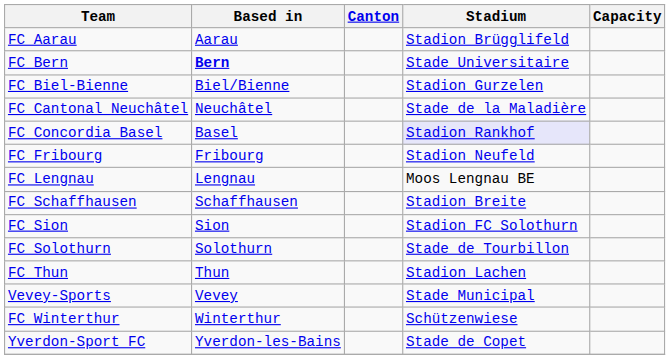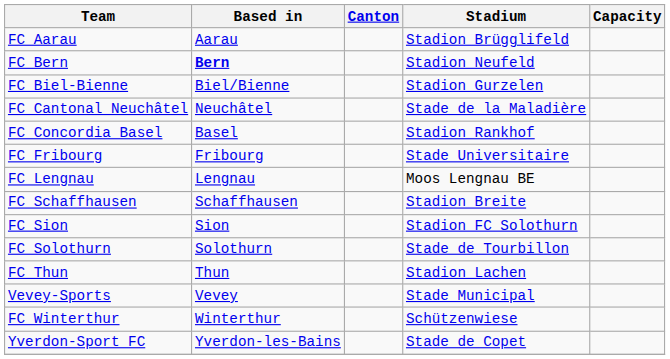(487, 63) Stade Universitaire -> (470, 63) Stadion Neufeld
(470, 133) lavender background -> (470, 133) no background
(470, 156) Stadion Neufeld -> (487, 156) Stade Universitaire
